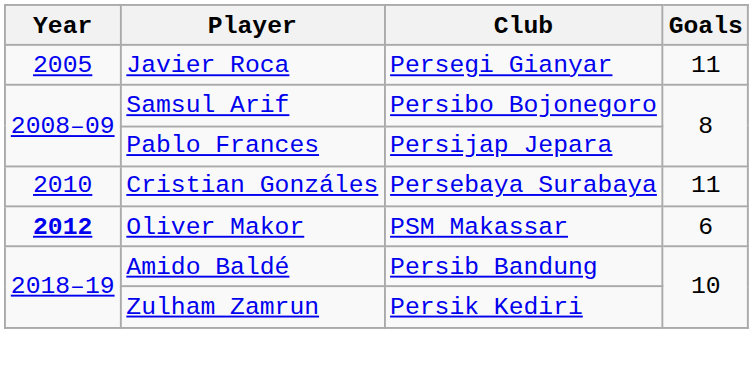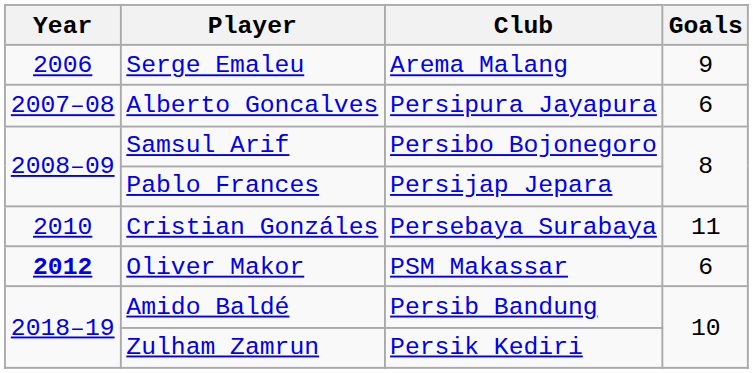- row: (208, 65)
+ row: (215, 65)
+ row: (252, 106)
